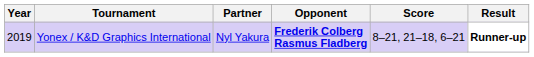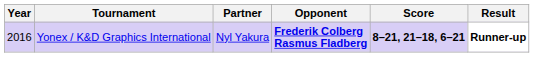(19, 37) 2019 -> (19, 37) 2016
(419, 37) normal -> (419, 37) bold
